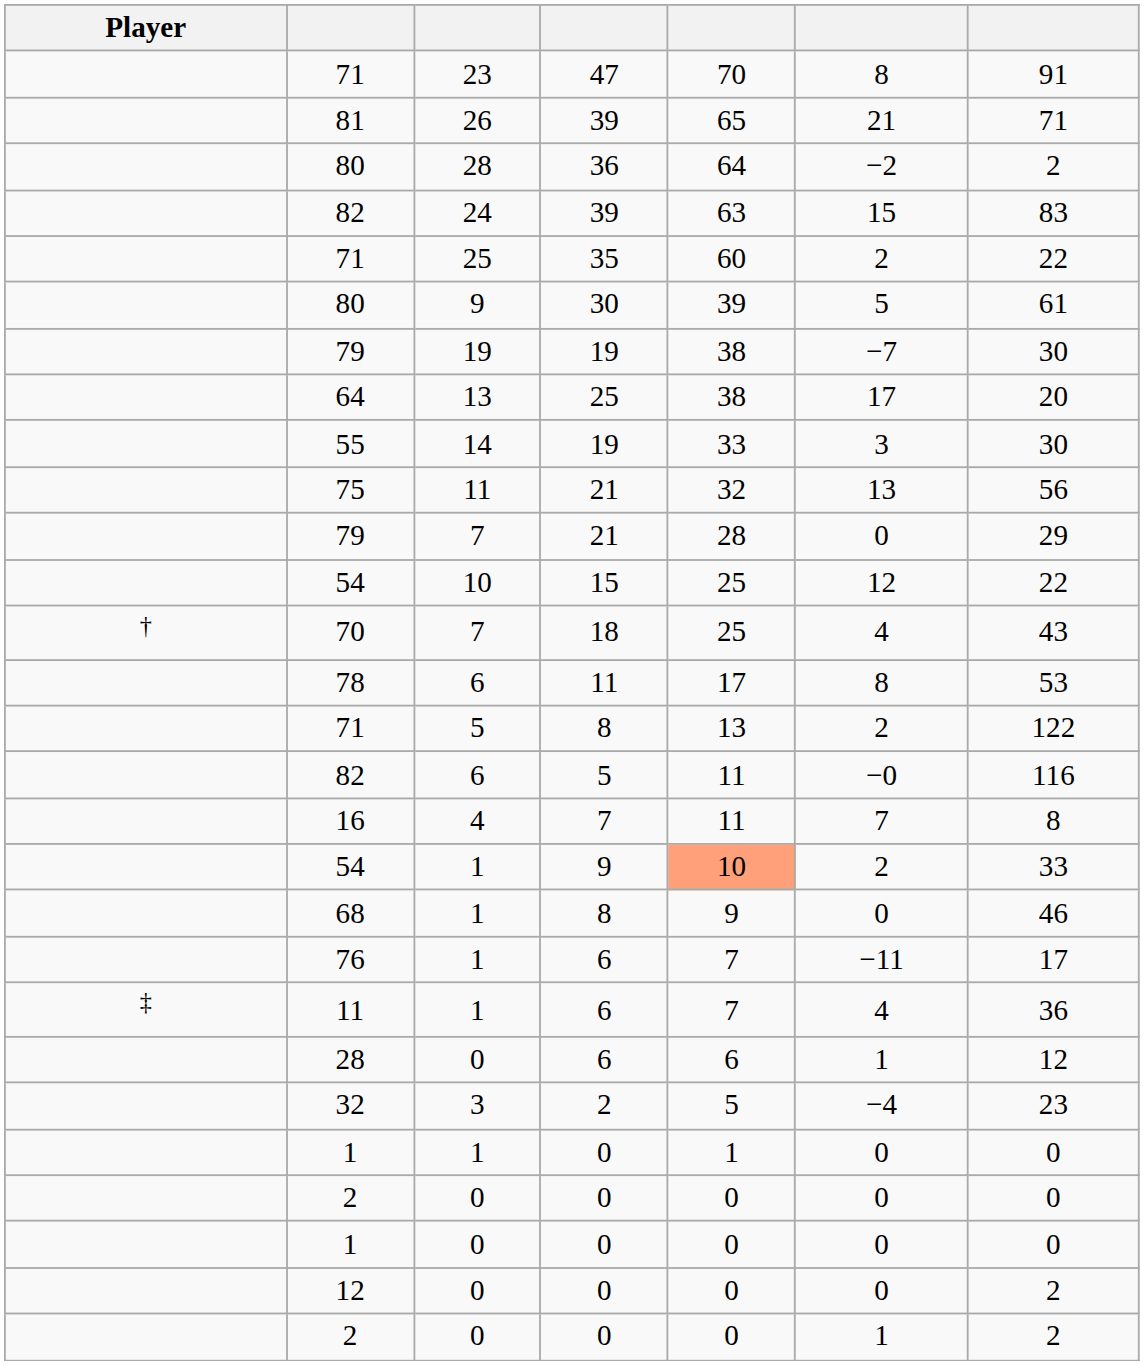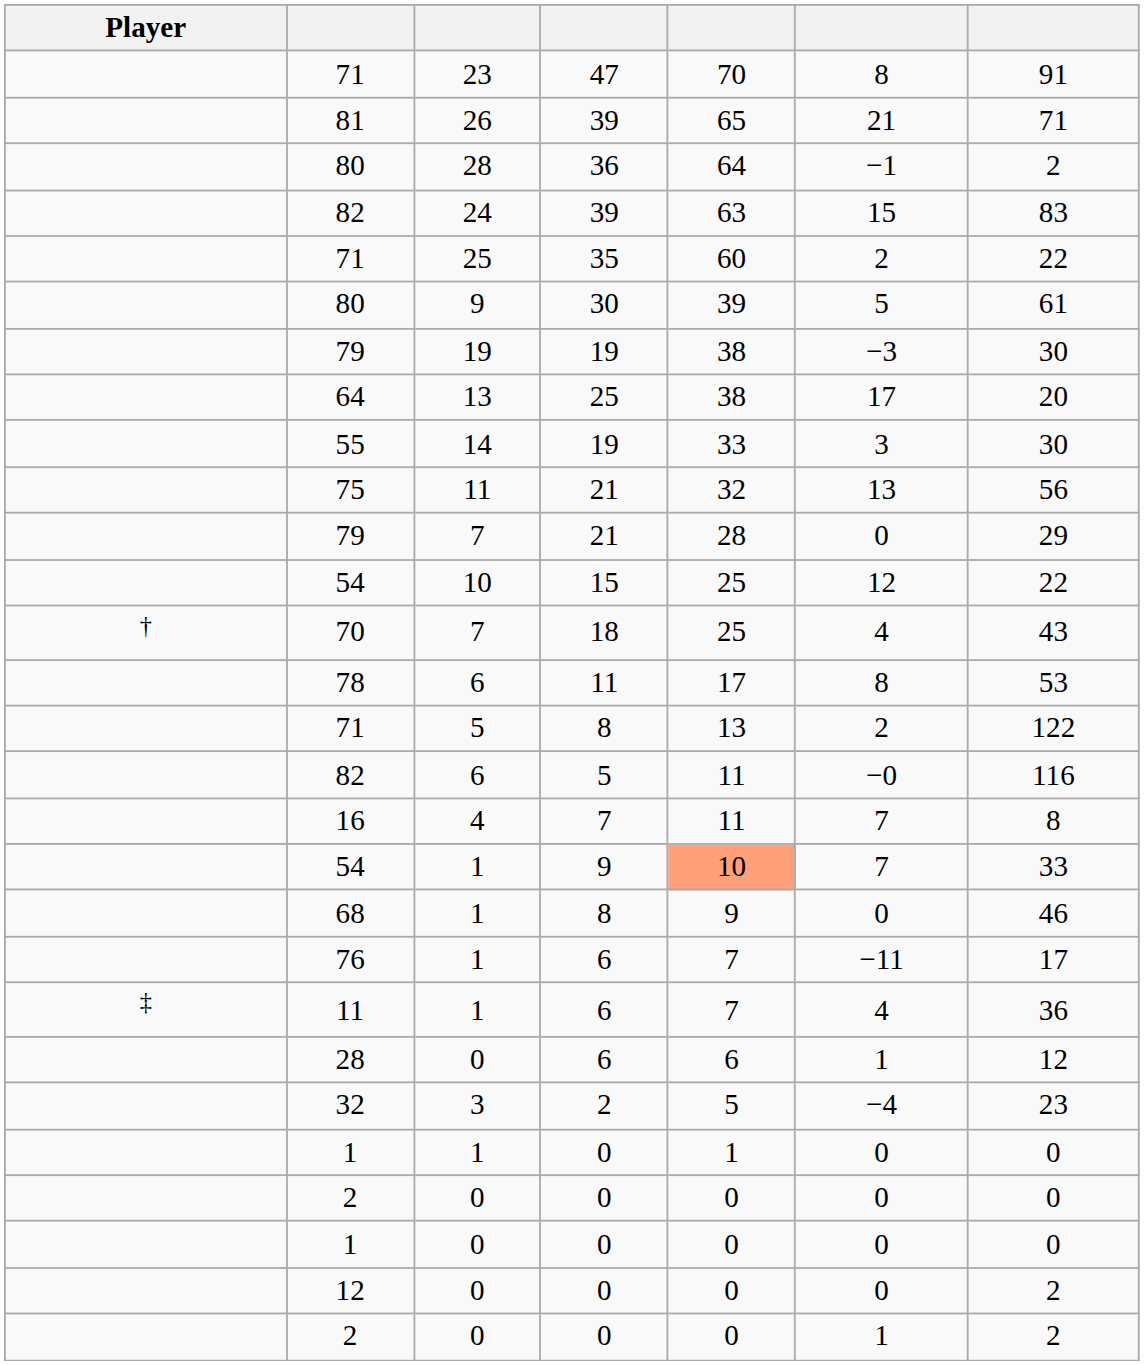(882, 166) −2 -> (882, 166) −1
(882, 350) −7 -> (882, 350) −3
(882, 866) 2 -> (882, 866) 7
